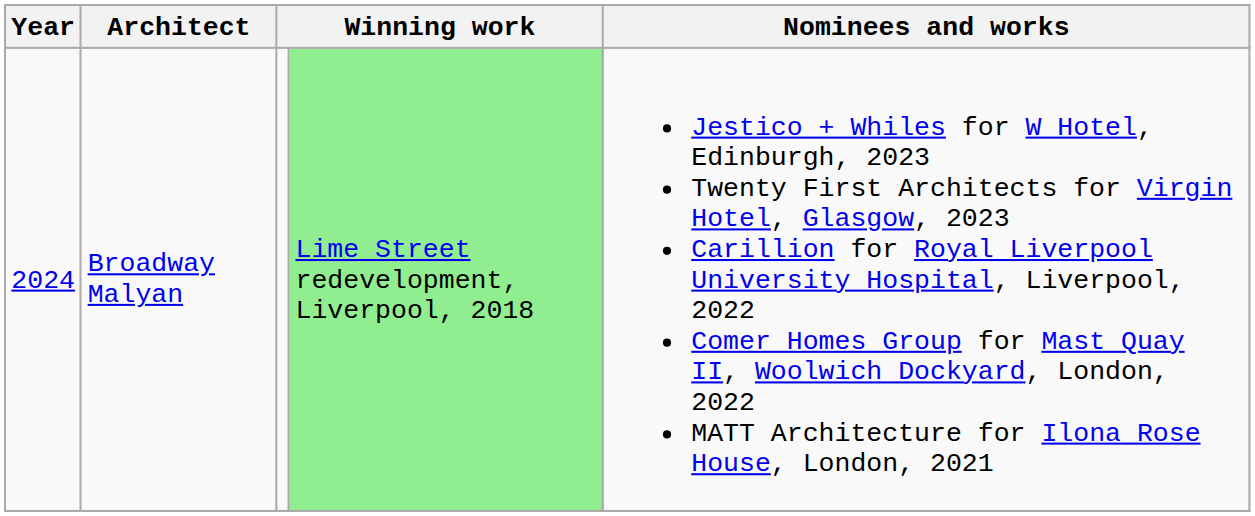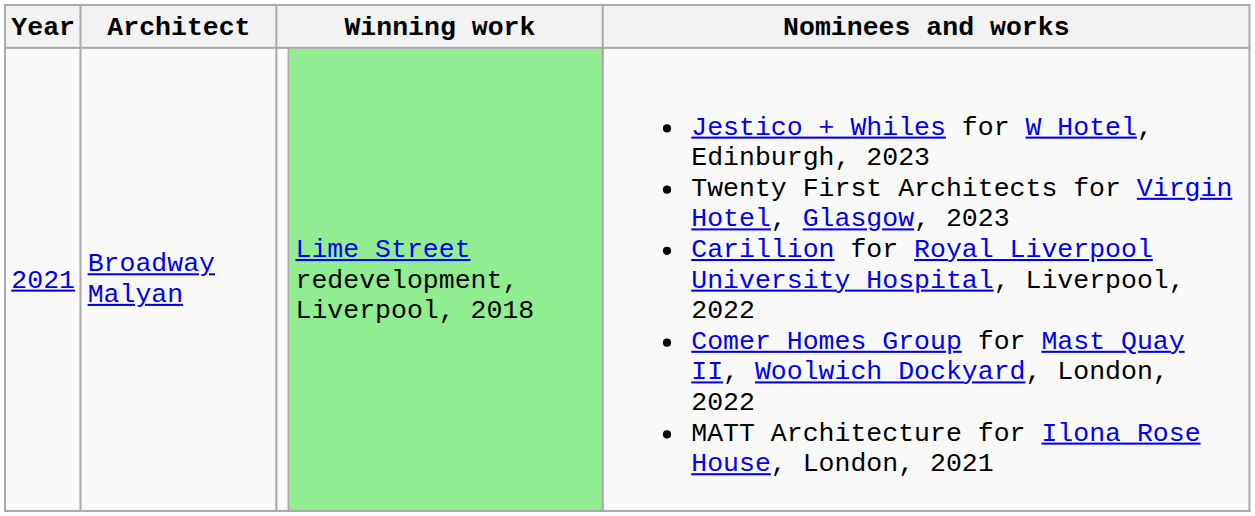(43, 280) 2024 -> (43, 280) 2021
